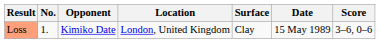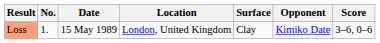columns swapped: (302, 12) <-> (88, 12)
